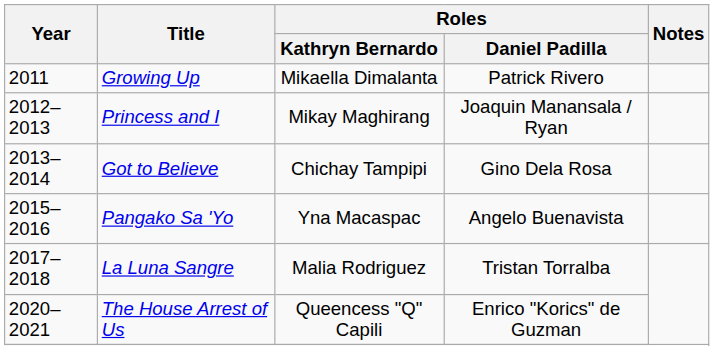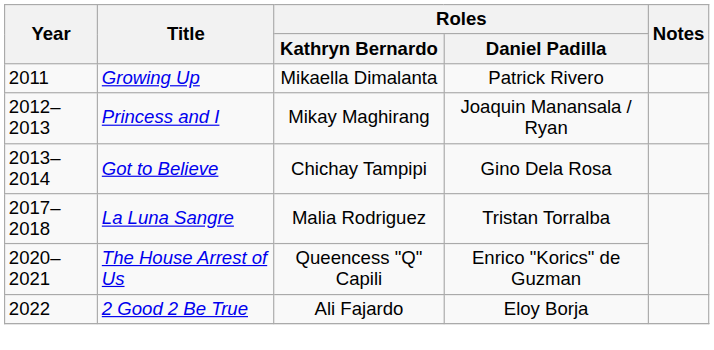- row: (168, 218)
+ row: (175, 308)
